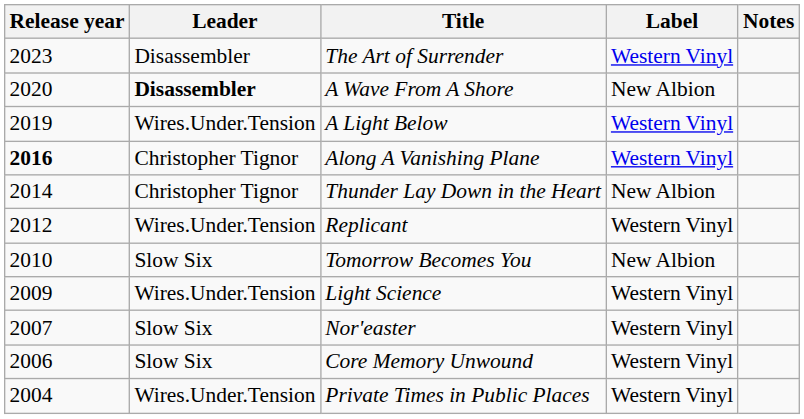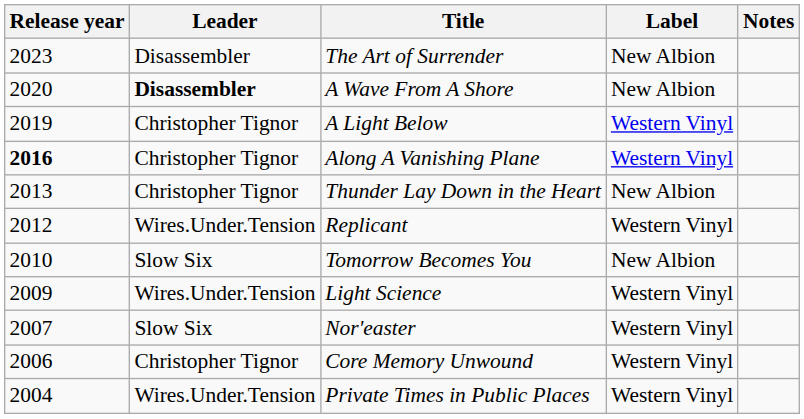(672, 55) Western Vinyl -> (663, 55) New Albion
(225, 123) Wires.Under.Tension -> (216, 123) Christopher Tignor
(31, 191) 2014 -> (31, 191) 2013
(173, 361) Slow Six -> (216, 361) Christopher Tignor
